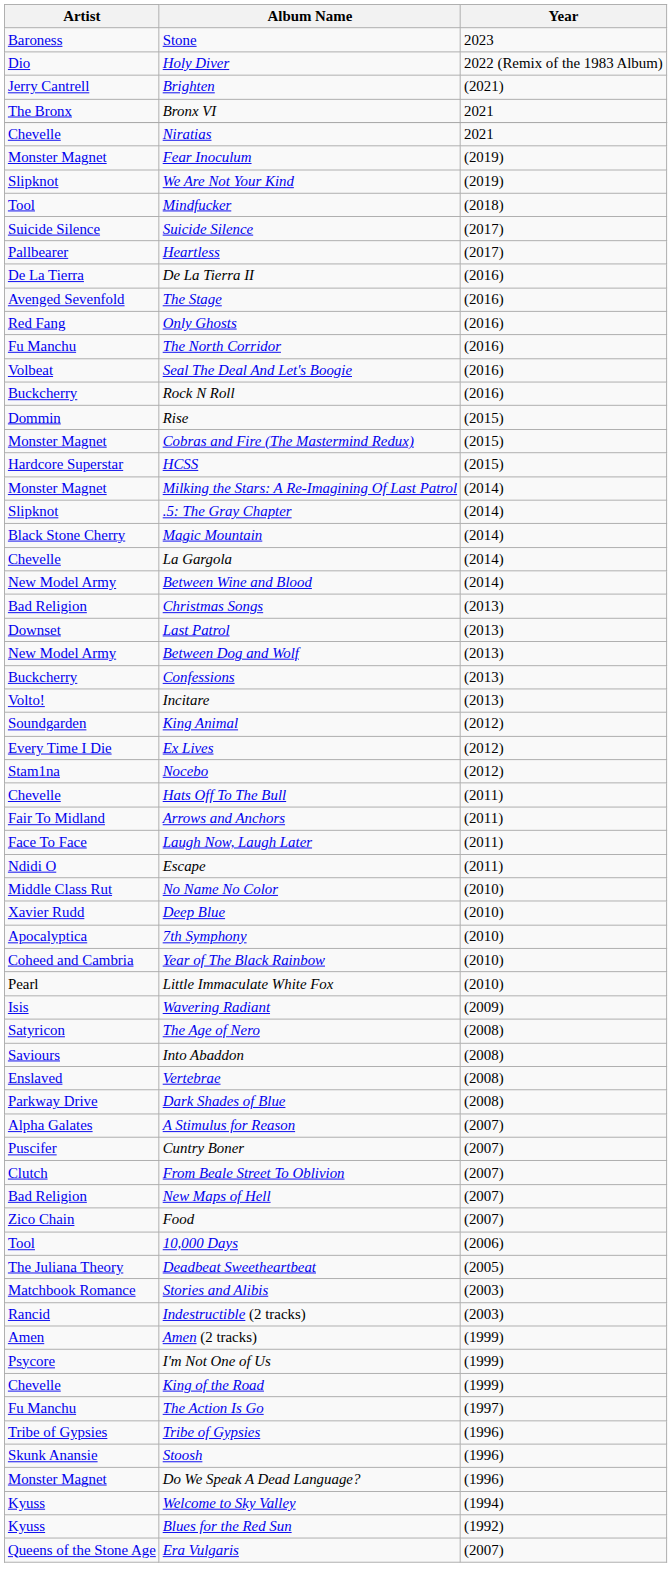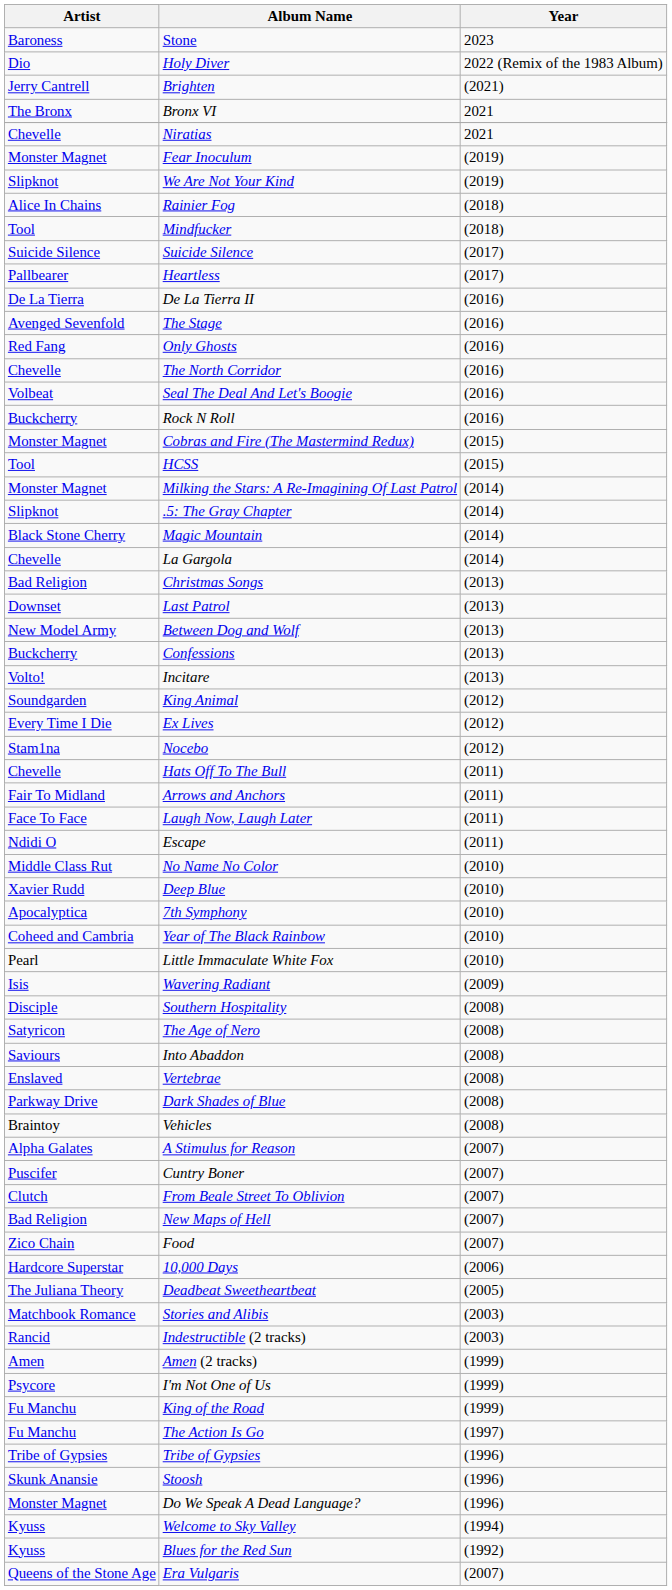+ row: (199, 205)
(42, 346) Fu Manchu -> (34, 370) Chevelle
- row: (176, 417)
(66, 464) Hardcore Superstar -> (21, 464) Tool
- row: (237, 582)
+ row: (224, 1007)
+ row: (187, 1125)
(21, 1243) Tool -> (66, 1267) Hardcore Superstar
(34, 1385) Chevelle -> (42, 1408) Fu Manchu
